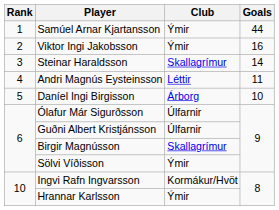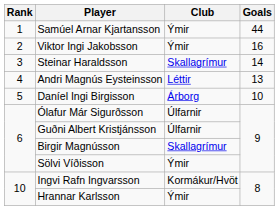(257, 79) 11 -> (257, 79) 13
